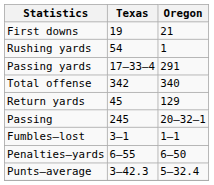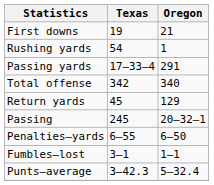rows swapped: (46, 136) <-> (56, 154)
